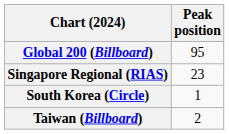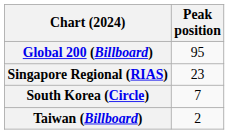(198, 96) 1 -> (198, 96) 7
